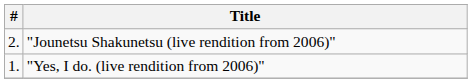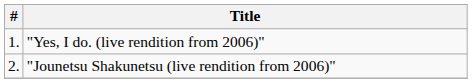rows swapped: (146, 66) <-> (181, 41)
